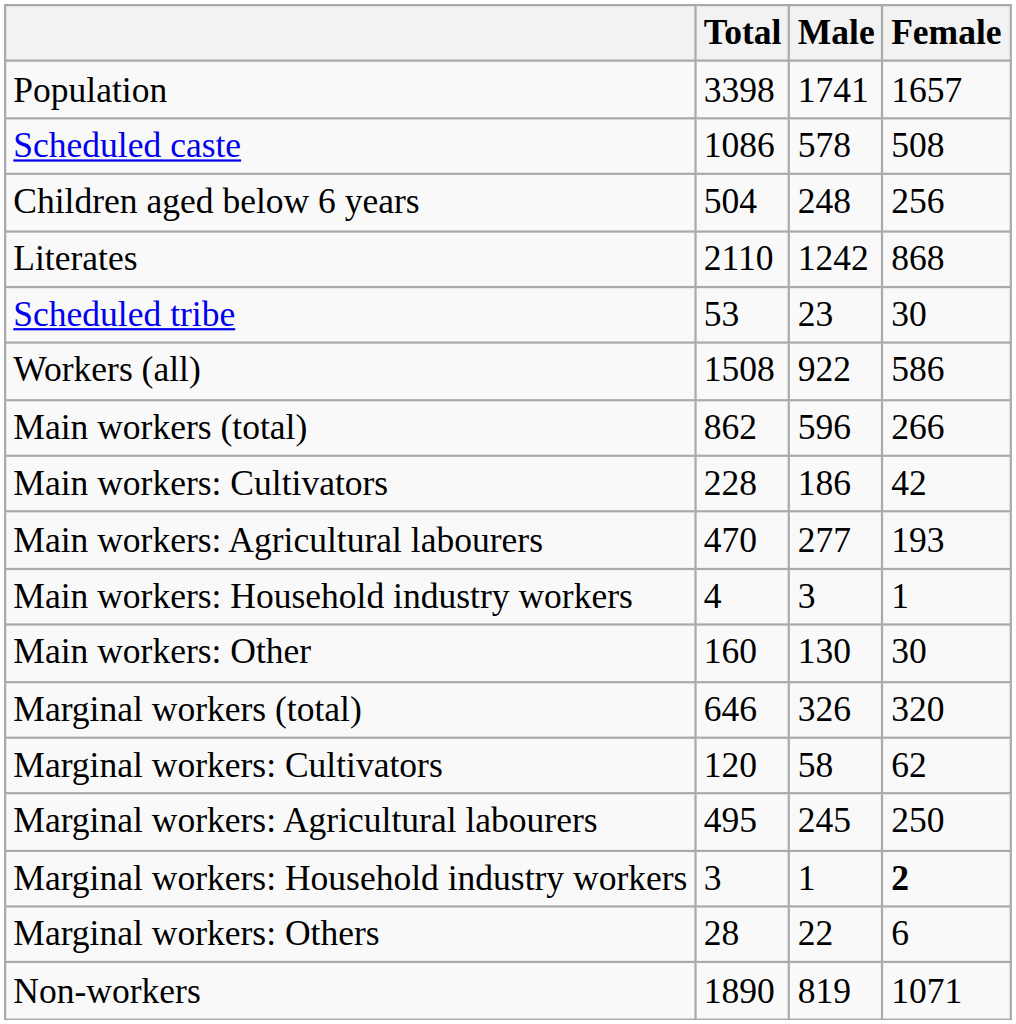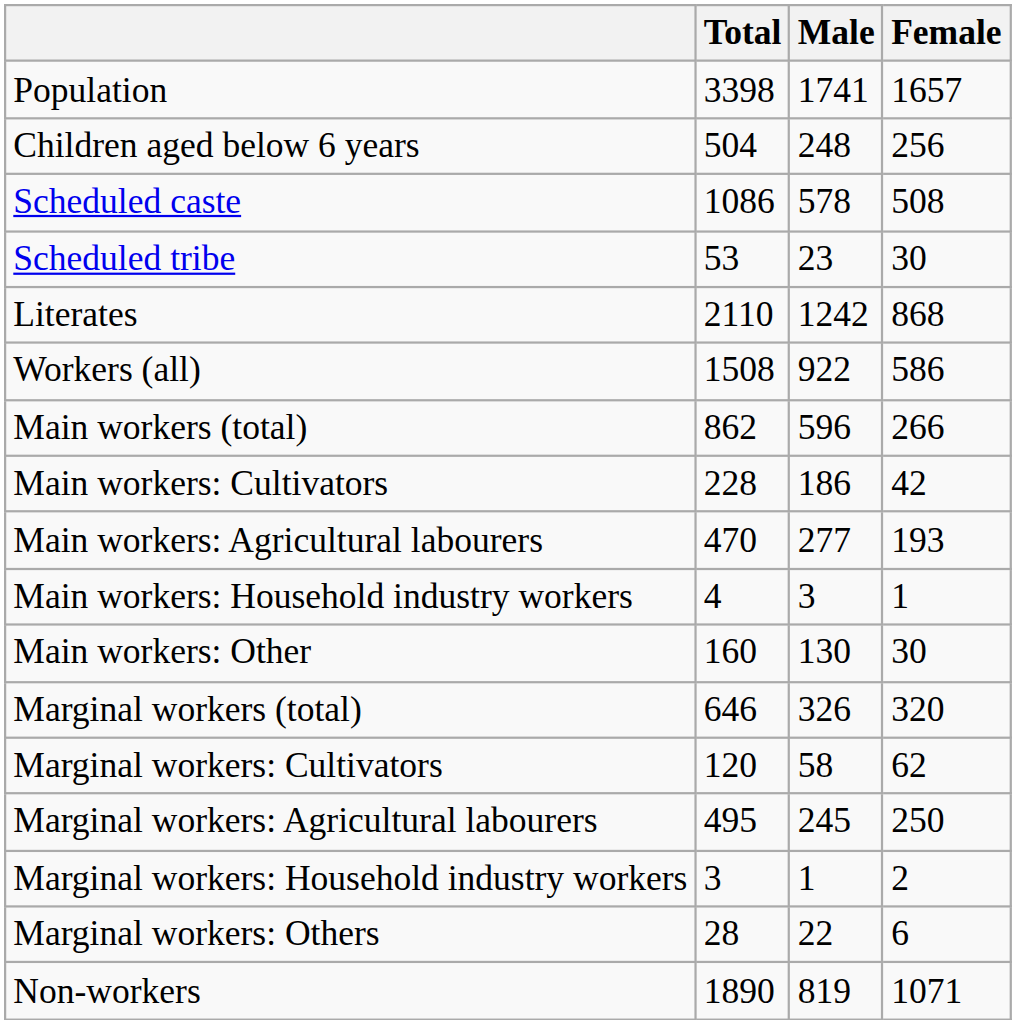rows swapped: (216, 201) <-> (127, 145)
rows swapped: (124, 314) <-> (75, 257)
(900, 877) bold -> (900, 877) normal
